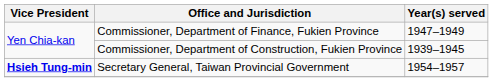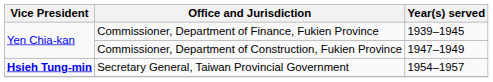(436, 31) 1947–1949 -> (436, 31) 1939–1945
(436, 49) 1939–1945 -> (436, 49) 1947–1949
